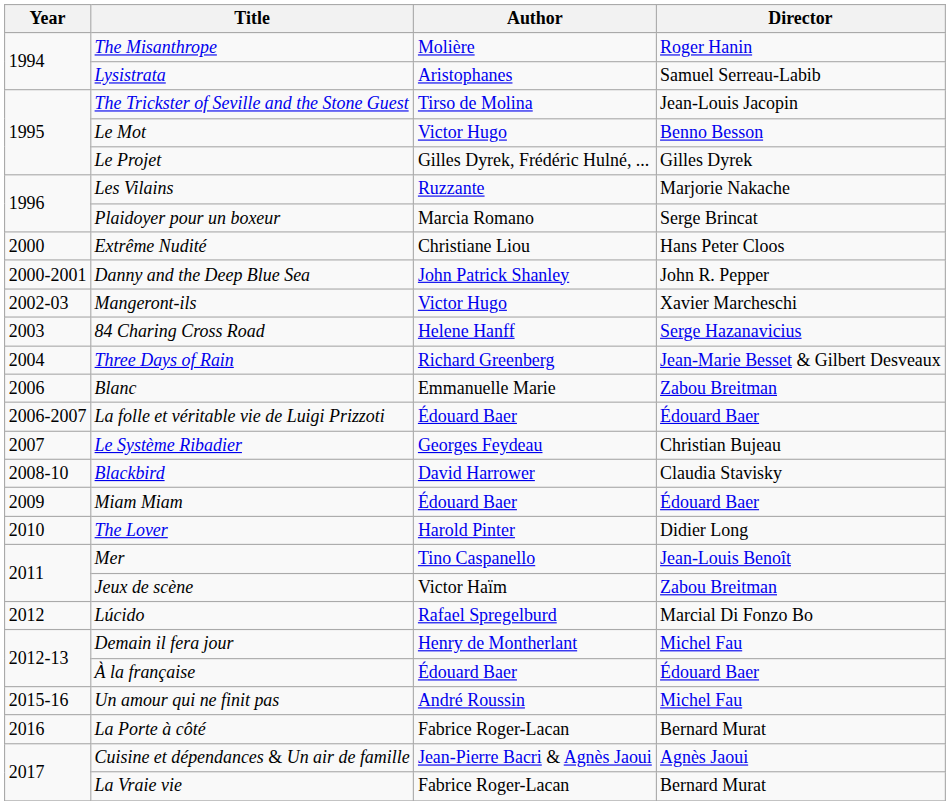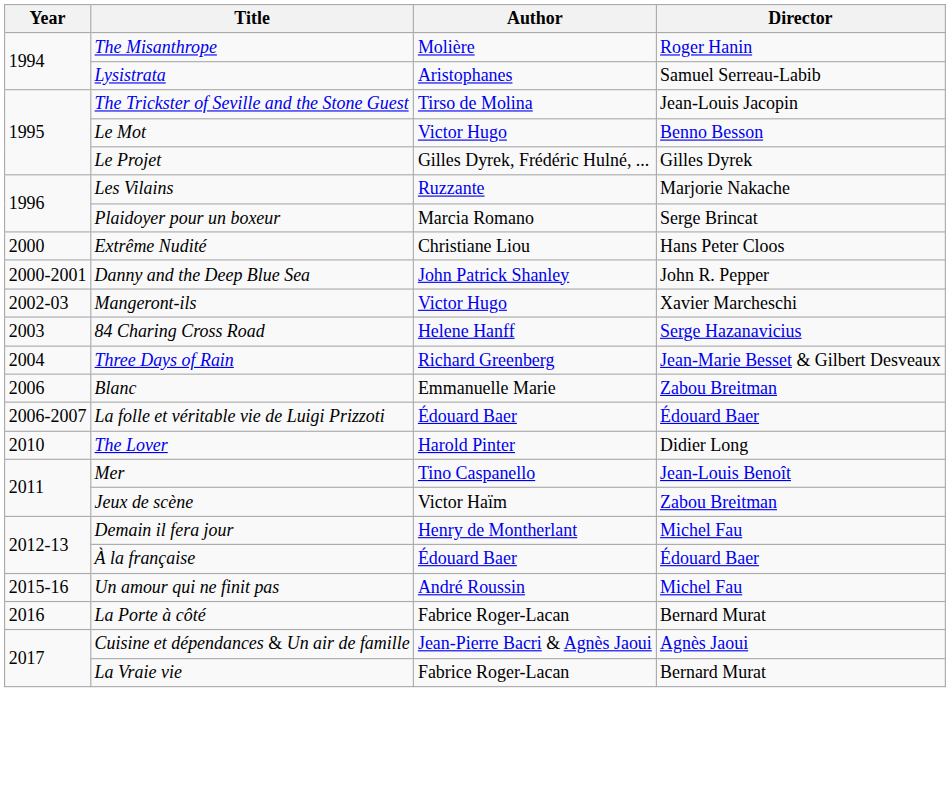- row: (168, 445)
- row: (130, 473)
- row: (139, 501)
- row: (119, 615)
